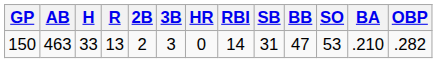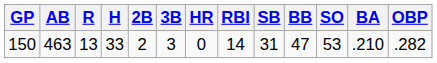columns swapped: (115, 17) <-> (88, 17)
